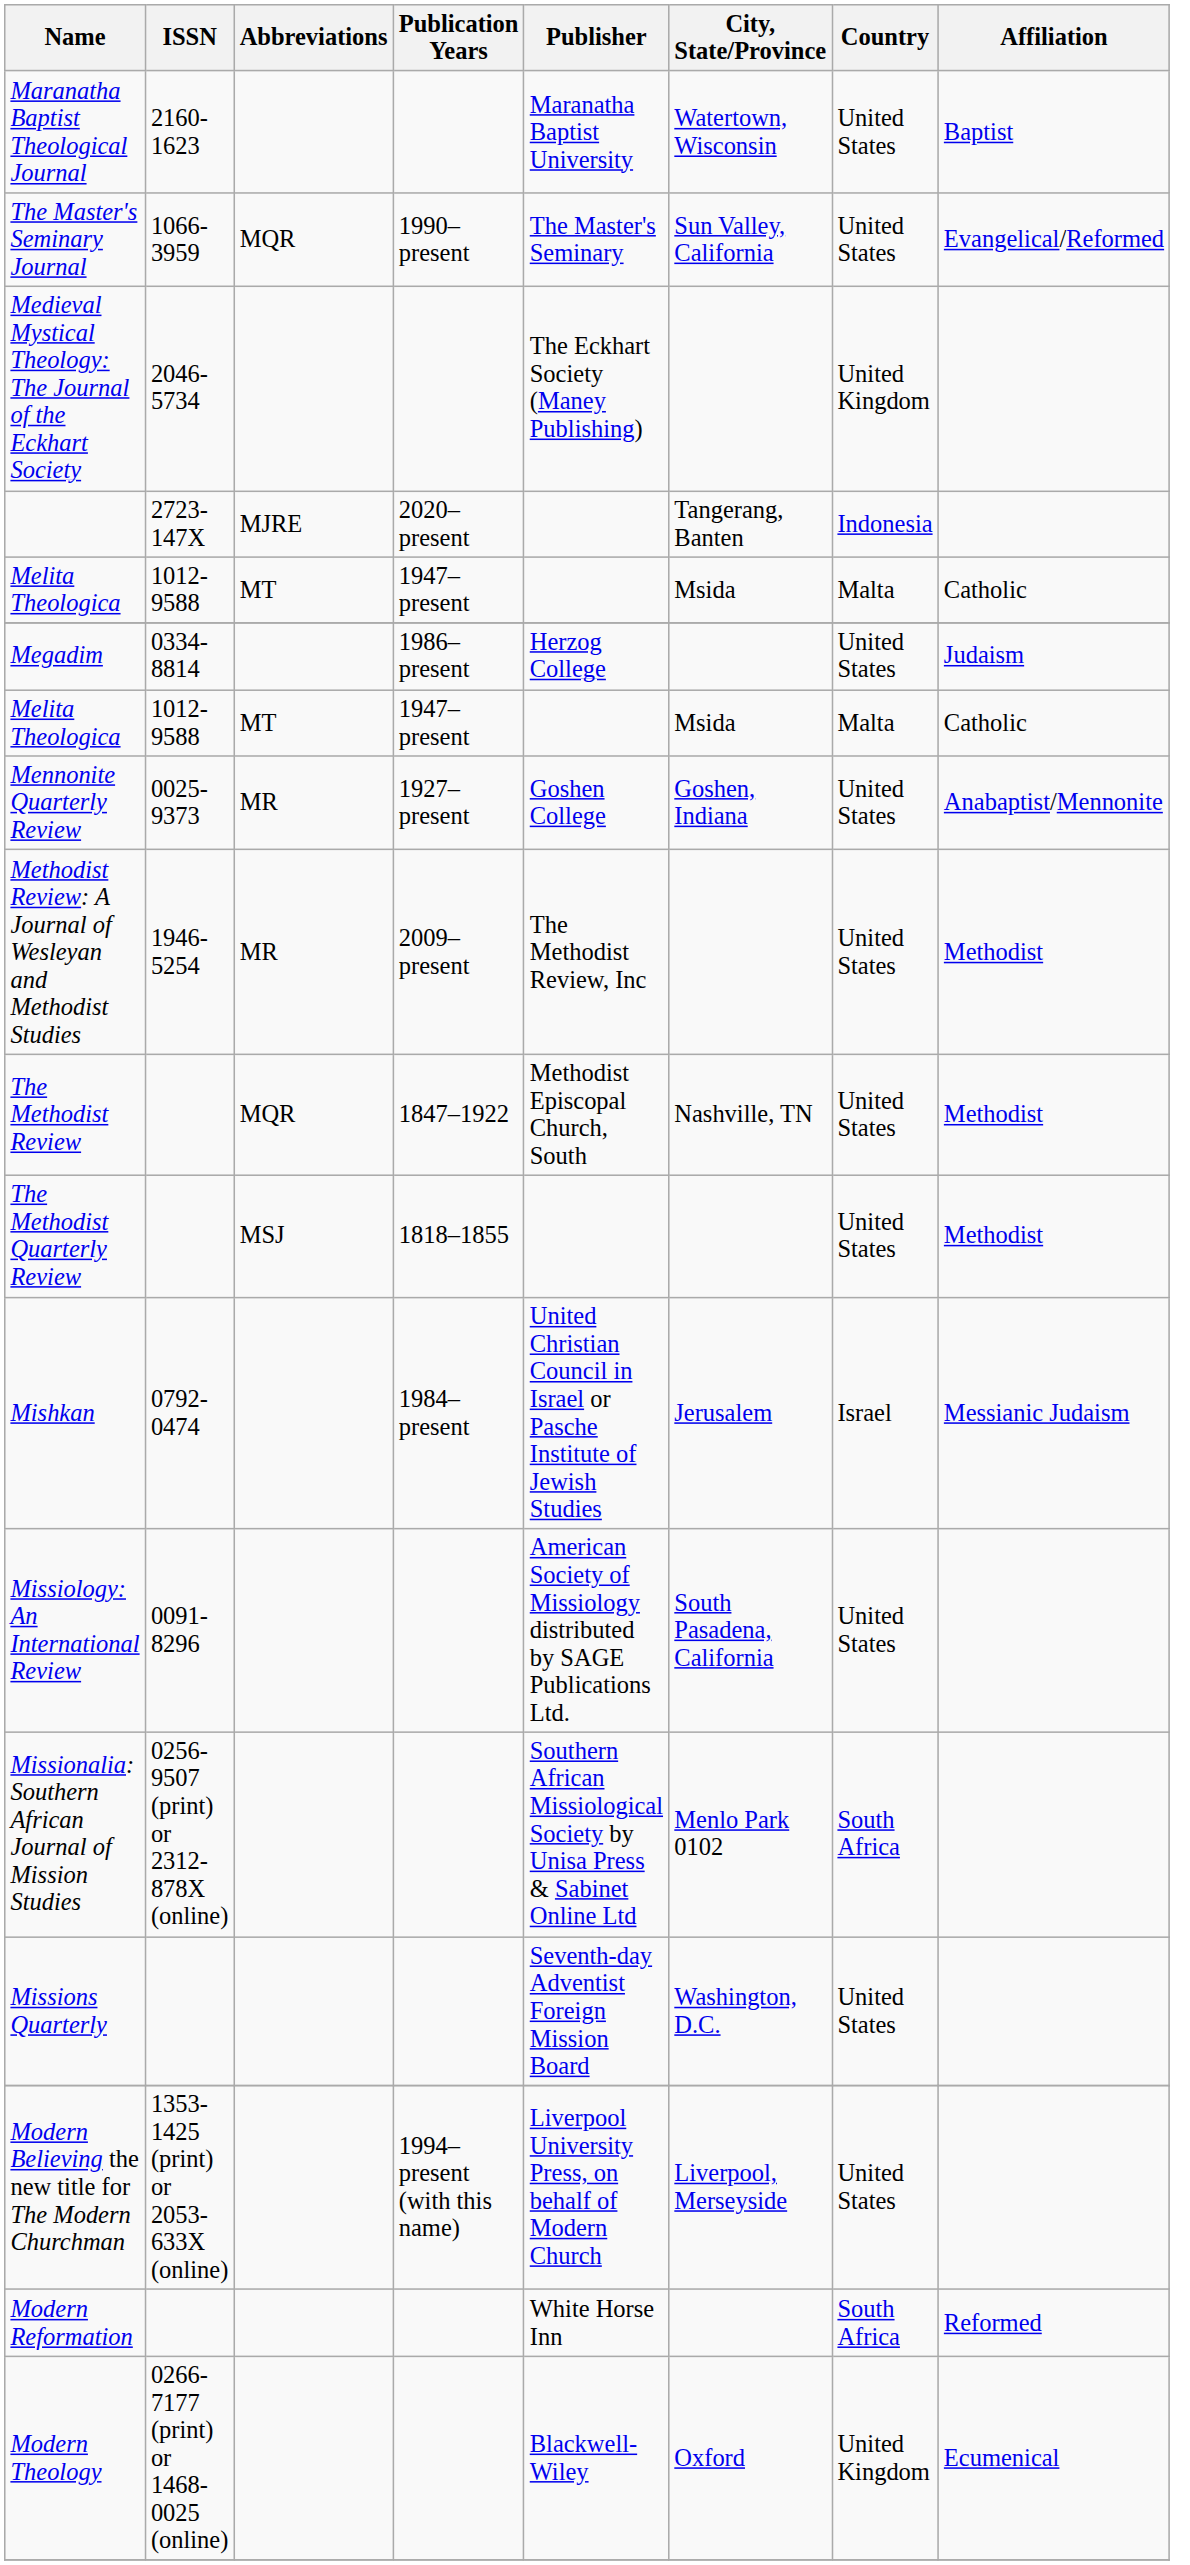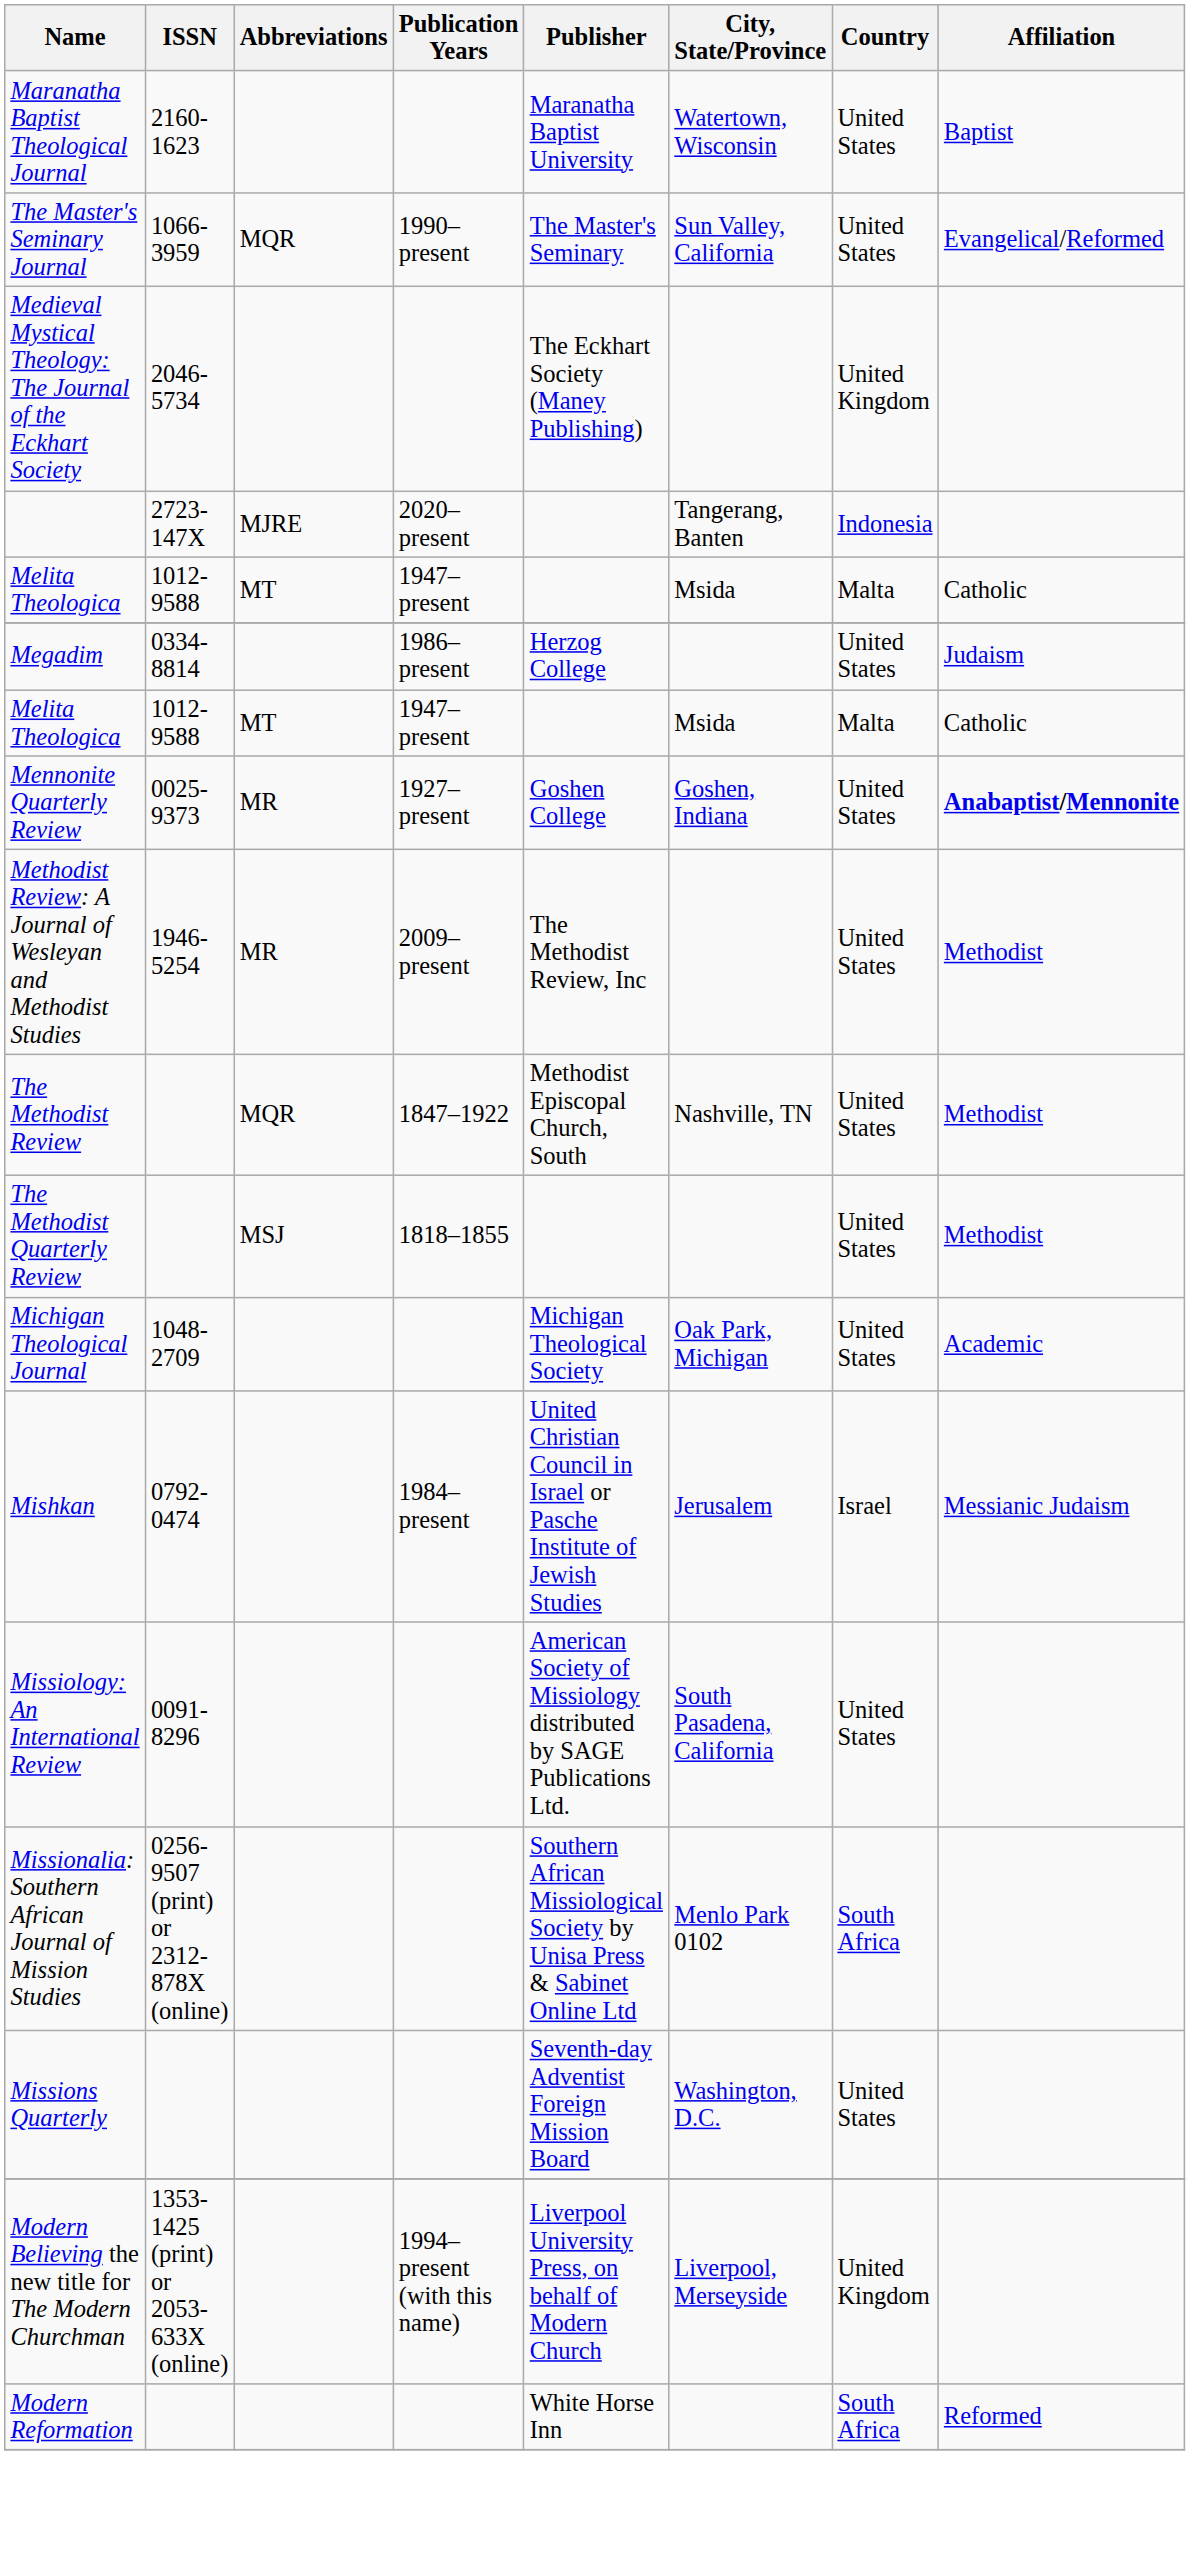(1053, 802) normal -> (1062, 802) bold
+ row: (69, 1343)
(871, 2187) United States -> (884, 2281) United Kingdom
- row: (56, 2457)
